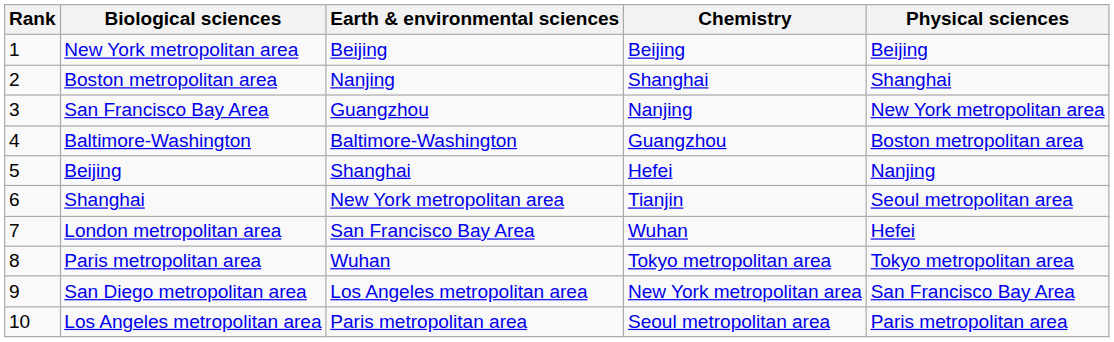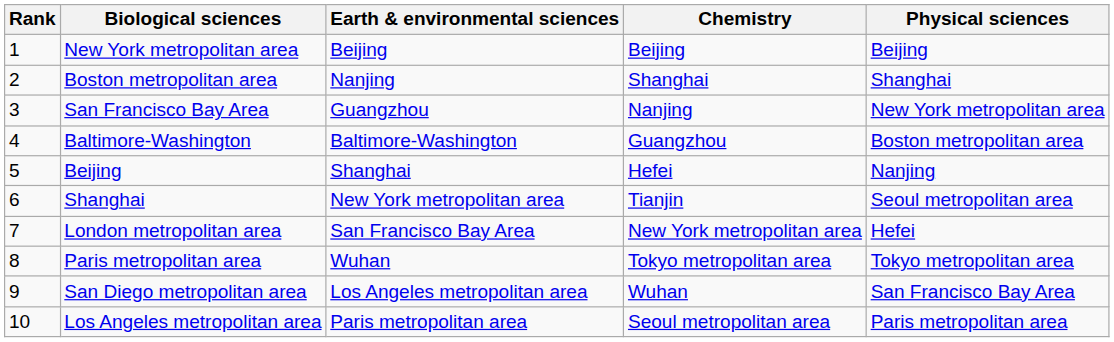(658, 230) Wuhan -> (745, 230) New York metropolitan area
(745, 291) New York metropolitan area -> (658, 291) Wuhan
